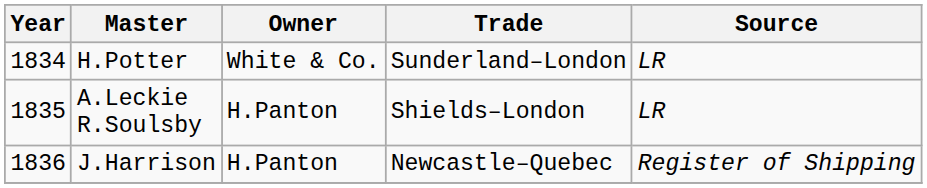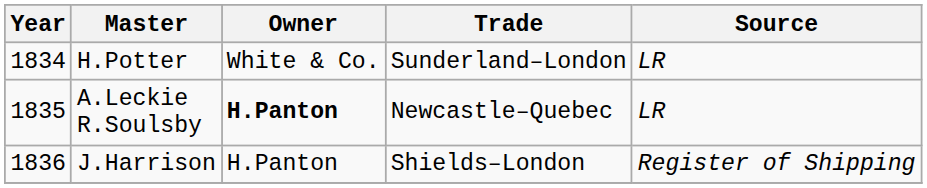(282, 113) normal -> (282, 113) bold
(488, 113) Shields–London -> (502, 113) Newcastle–Quebec
(502, 164) Newcastle–Quebec -> (488, 164) Shields–London
